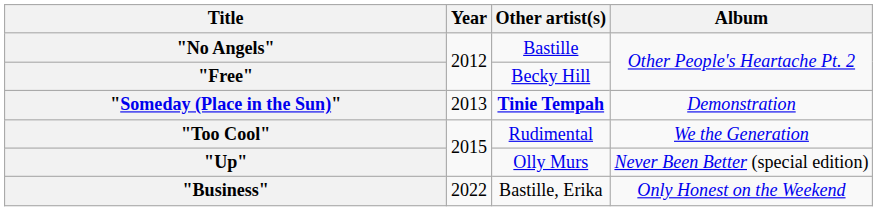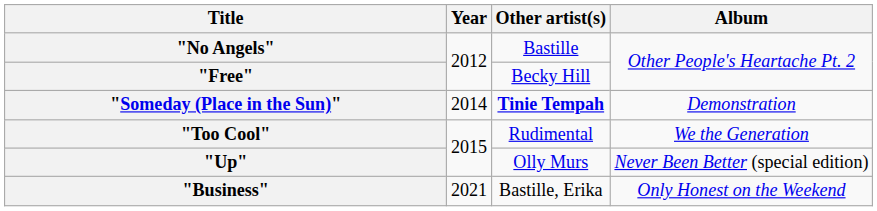(469, 104) 2013 -> (469, 104) 2014
(469, 190) 2022 -> (469, 190) 2021
